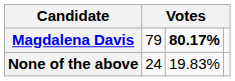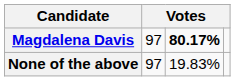(154, 40) 79 -> (154, 40) 97
(154, 64) 24 -> (154, 64) 97
